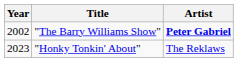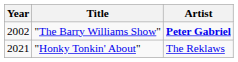(18, 48) 2023 -> (18, 48) 2021
